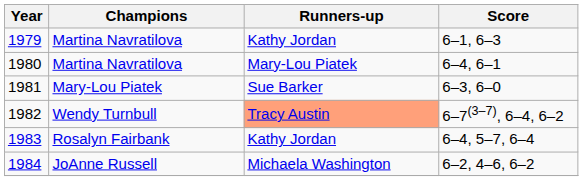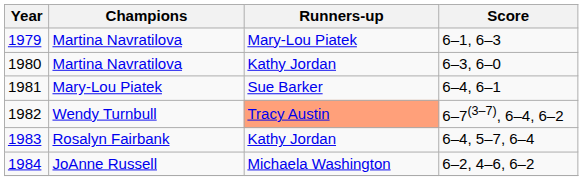(292, 40) Kathy Jordan -> (302, 40) Mary-Lou Piatek
(302, 64) Mary-Lou Piatek -> (292, 64) Kathy Jordan
(472, 64) 6–4, 6–1 -> (472, 64) 6–3, 6–0
(472, 87) 6–3, 6–0 -> (472, 87) 6–4, 6–1
